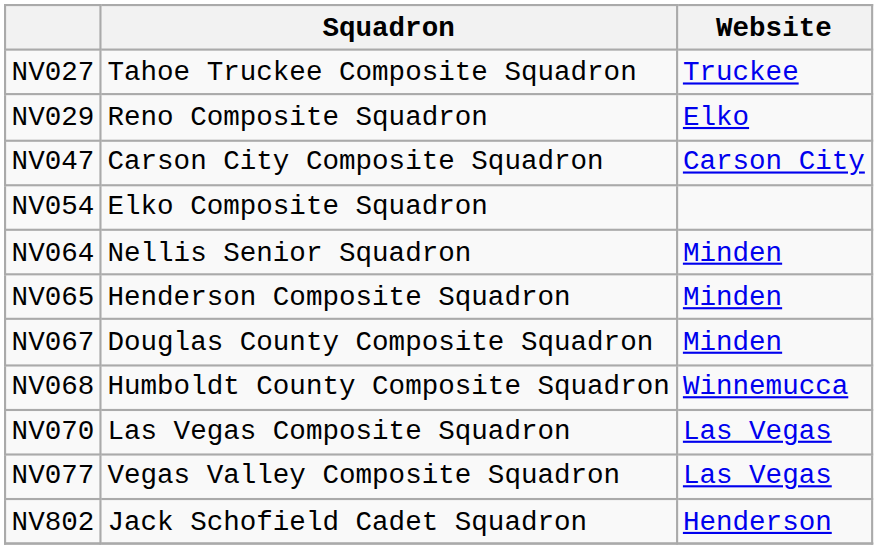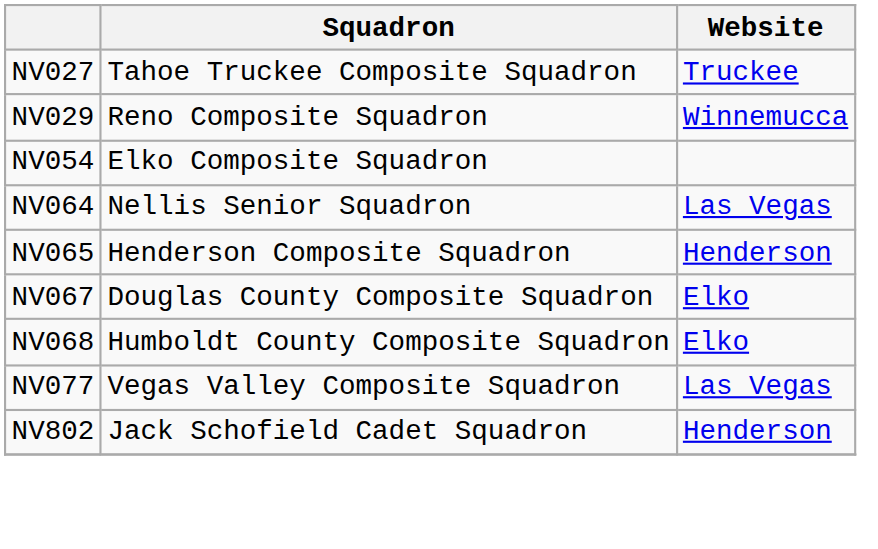(716, 117) Elko -> (766, 117) Winnemucca
- row: (53, 162)
(733, 252) Minden -> (757, 207) Las Vegas
(733, 297) Minden -> (757, 252) Henderson
(733, 342) Minden -> (716, 297) Elko
(766, 387) Winnemucca -> (716, 342) Elko
- row: (53, 432)
